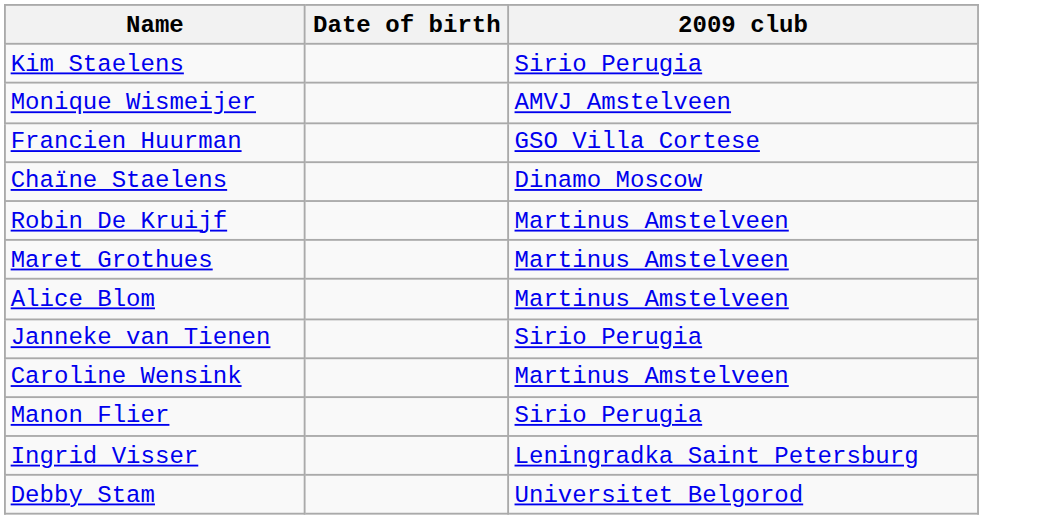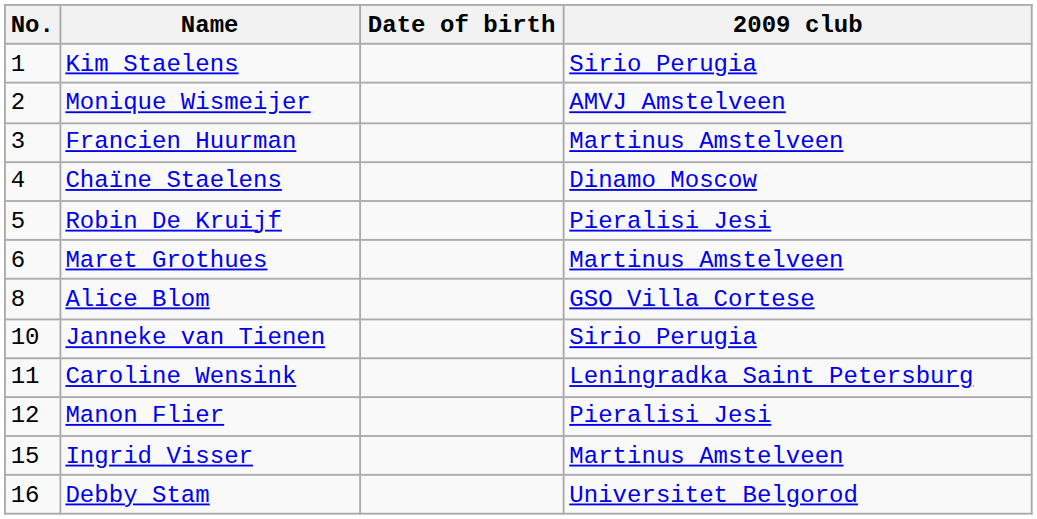+ column: (32, 25)
(637, 142) GSO Villa Cortese -> (706, 142) Martinus Amstelveen
(652, 221) Martinus Amstelveen -> (670, 221) Pieralisi Jesi
(652, 299) Martinus Amstelveen -> (692, 299) GSO Villa Cortese
(652, 377) Martinus Amstelveen -> (771, 377) Leningradka Saint Petersburg
(608, 416) Sirio Perugia -> (670, 416) Pieralisi Jesi
(717, 456) Leningradka Saint Petersburg -> (706, 456) Martinus Amstelveen
